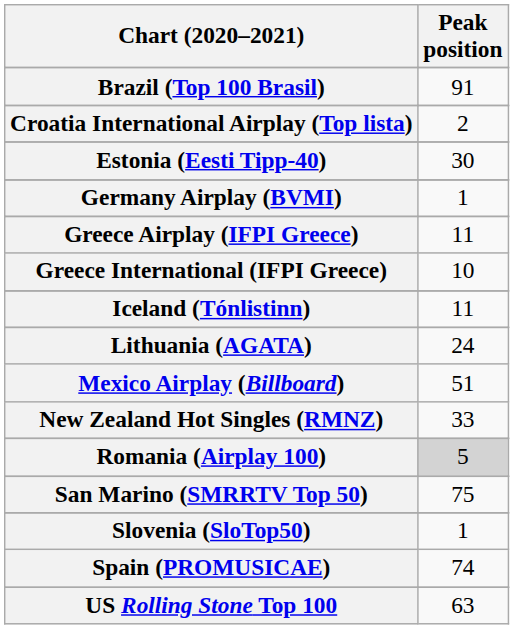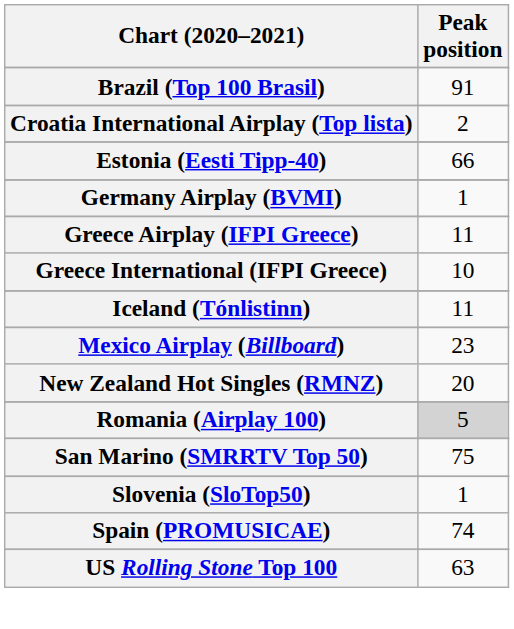(463, 160) 30 -> (463, 160) 66
- row: (211, 345)
(463, 382) 51 -> (463, 345) 23
(463, 419) 33 -> (463, 382) 20
